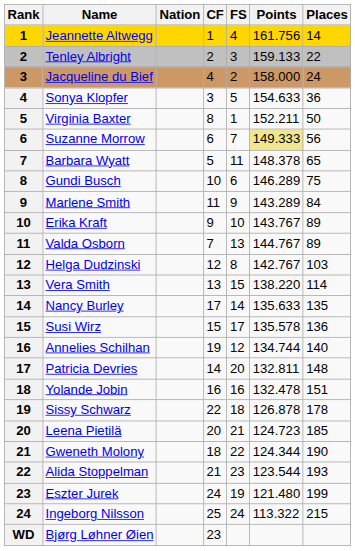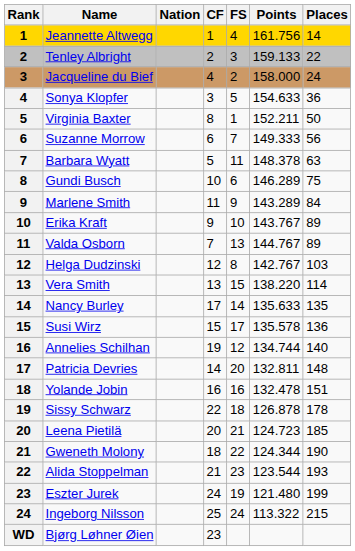(276, 139) khaki background -> (276, 139) no background
(314, 160) 65 -> (314, 160) 63
